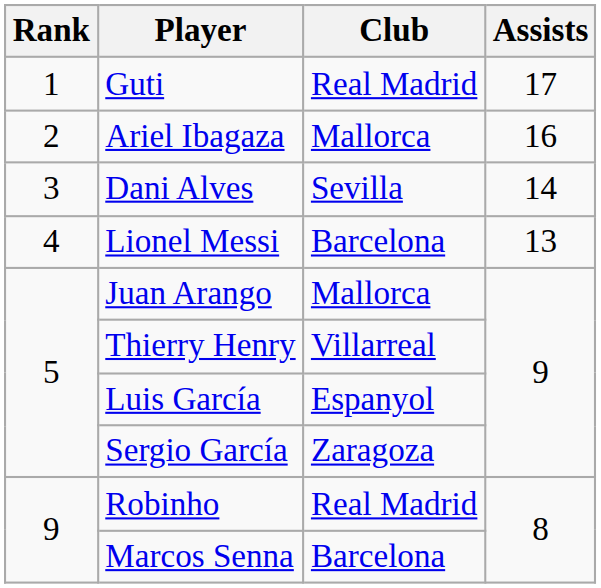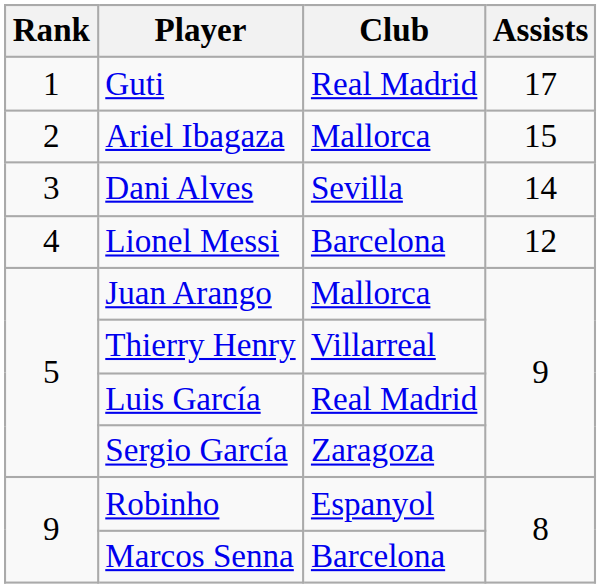(540, 135) 16 -> (540, 135) 15
(540, 240) 13 -> (540, 240) 12
(373, 398) Espanyol -> (394, 398) Real Madrid
(394, 503) Real Madrid -> (373, 503) Espanyol
